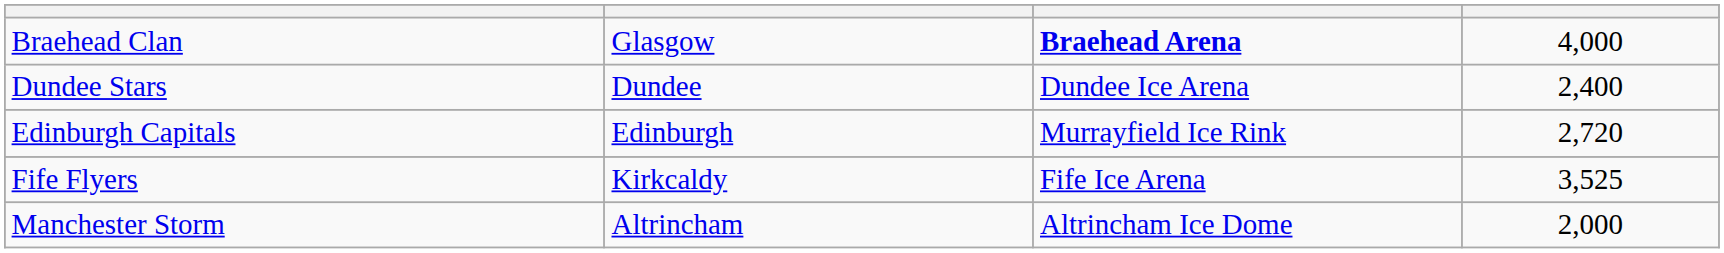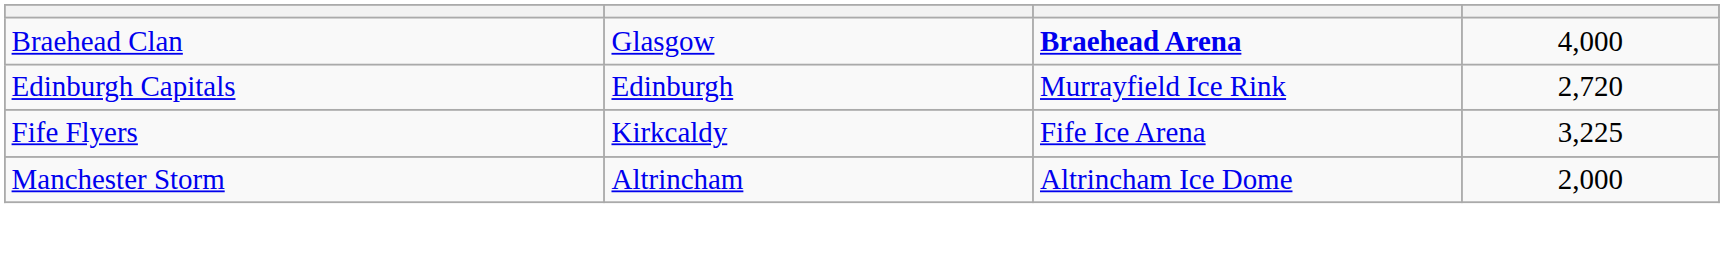- row: (89, 86)
(1590, 178) 3,525 -> (1590, 132) 3,225
